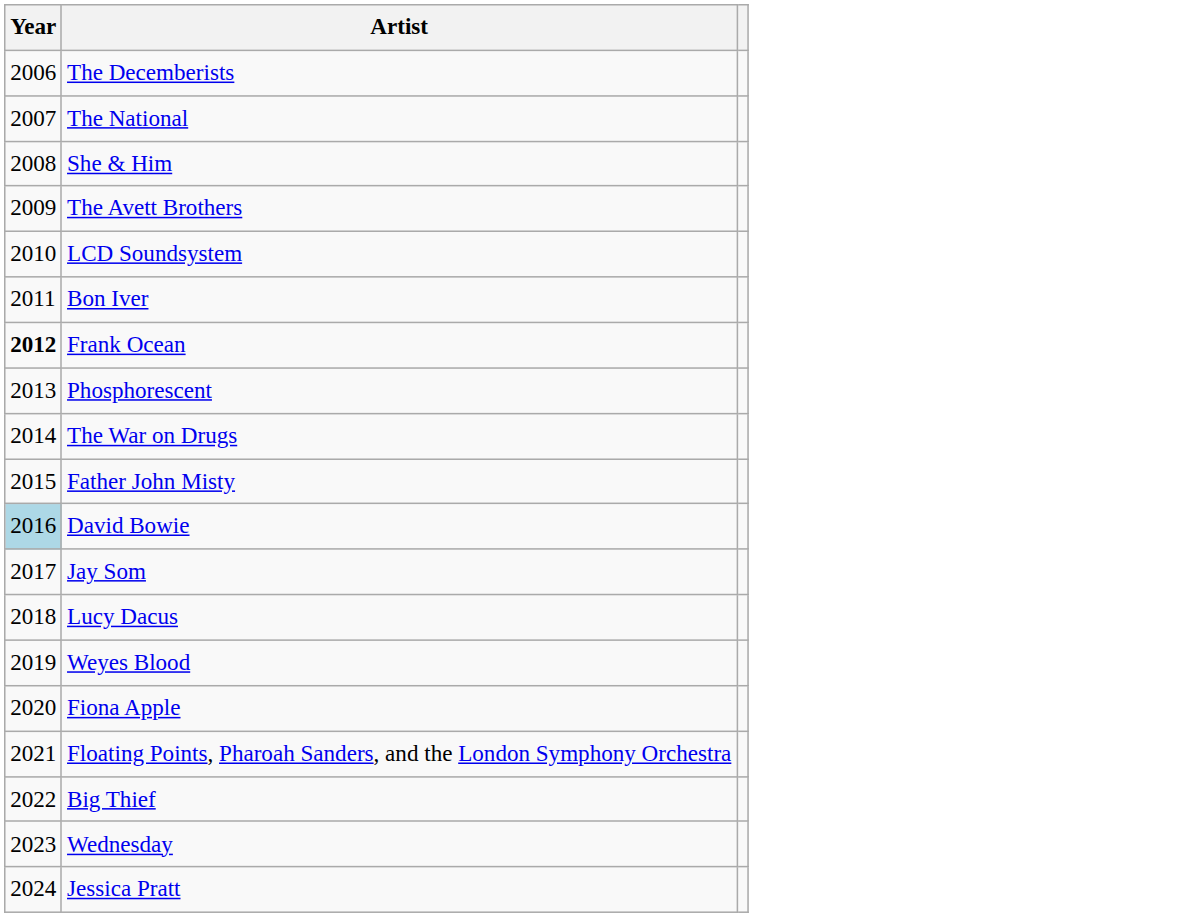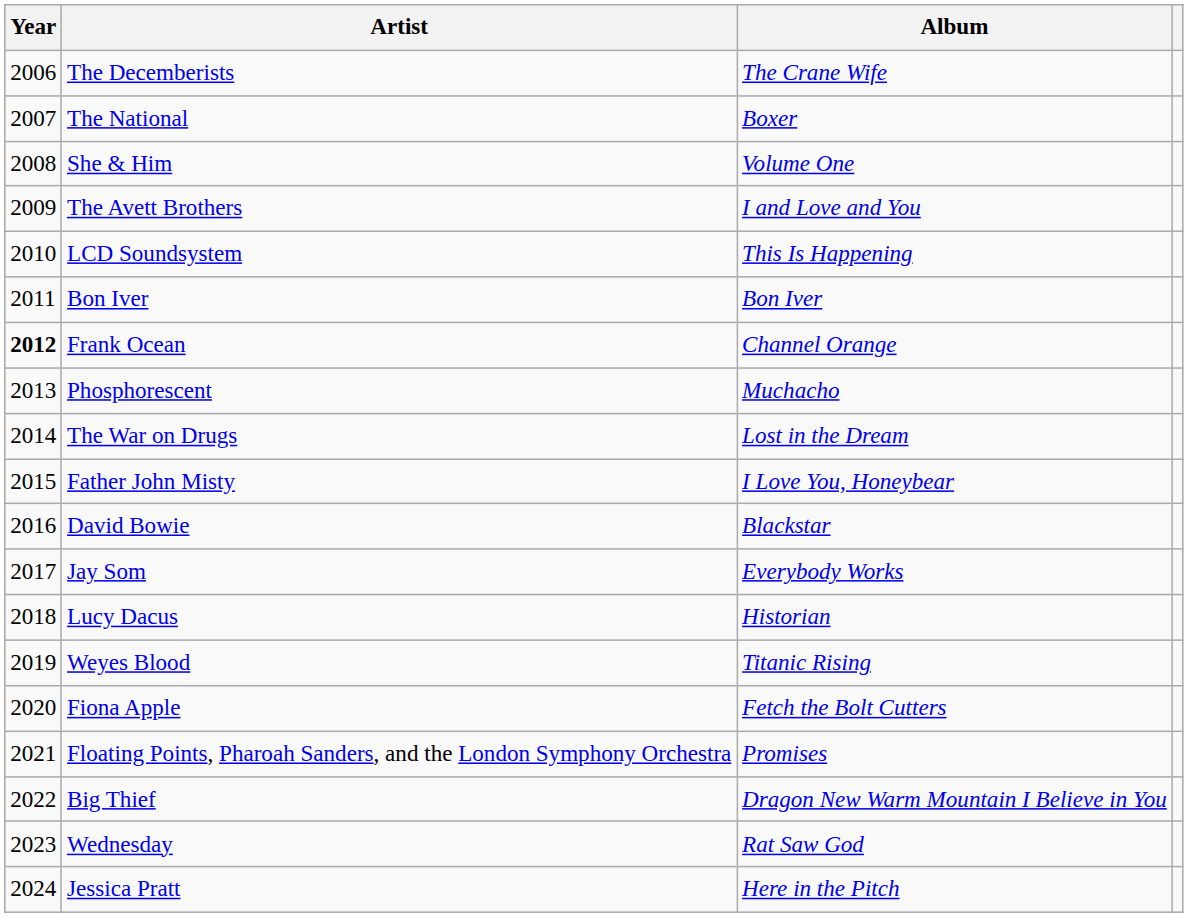+ column: (954, 26)
(33, 526) lightblue background -> (33, 526) no background
